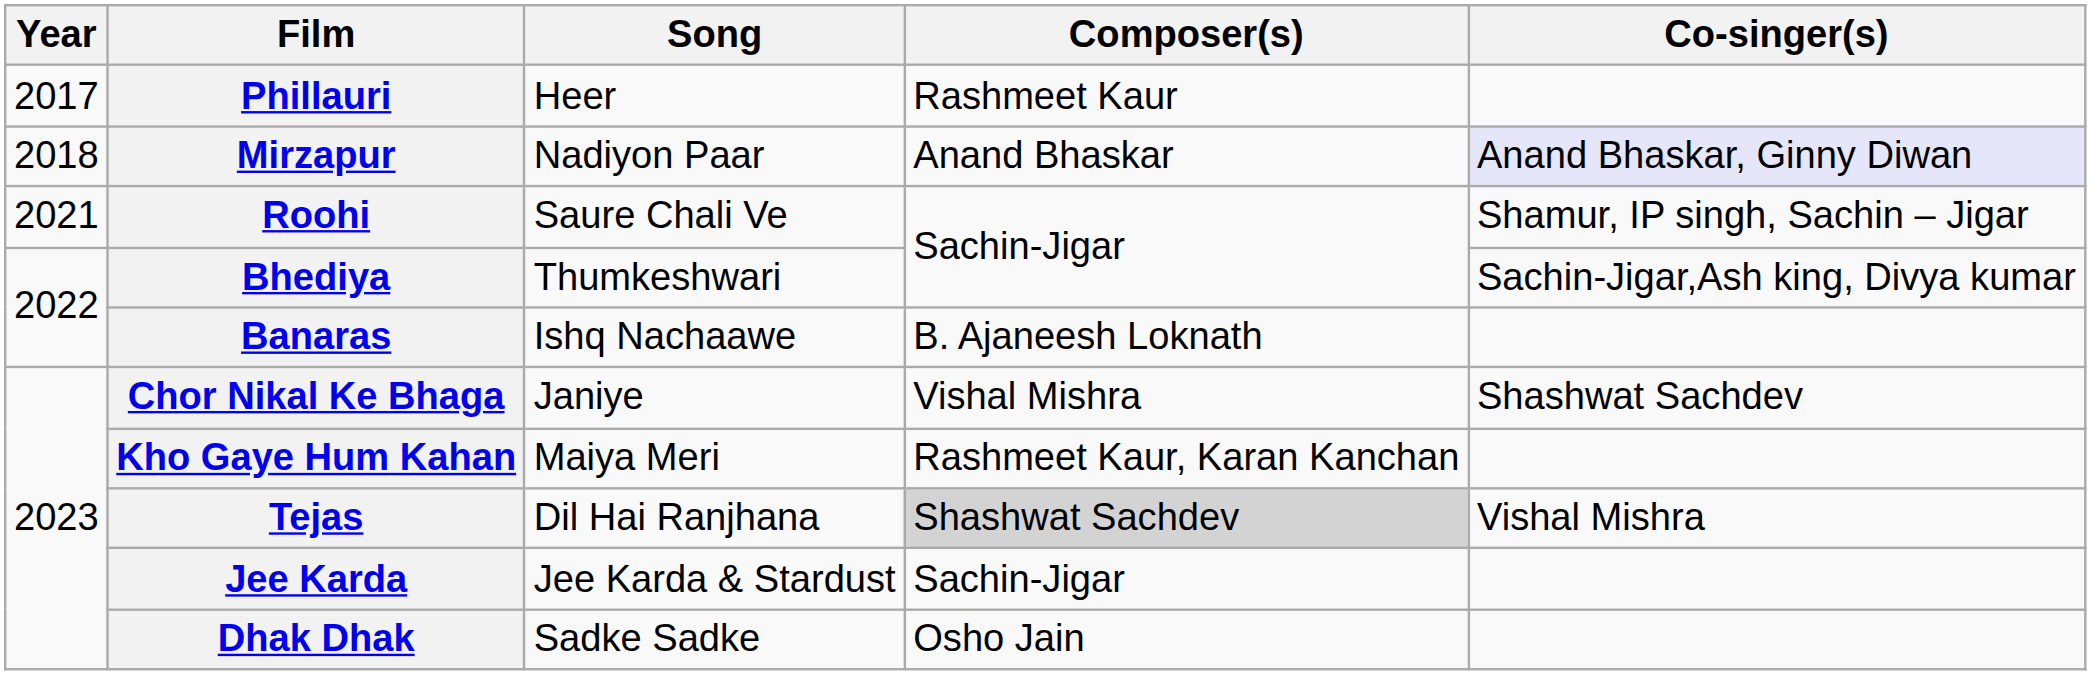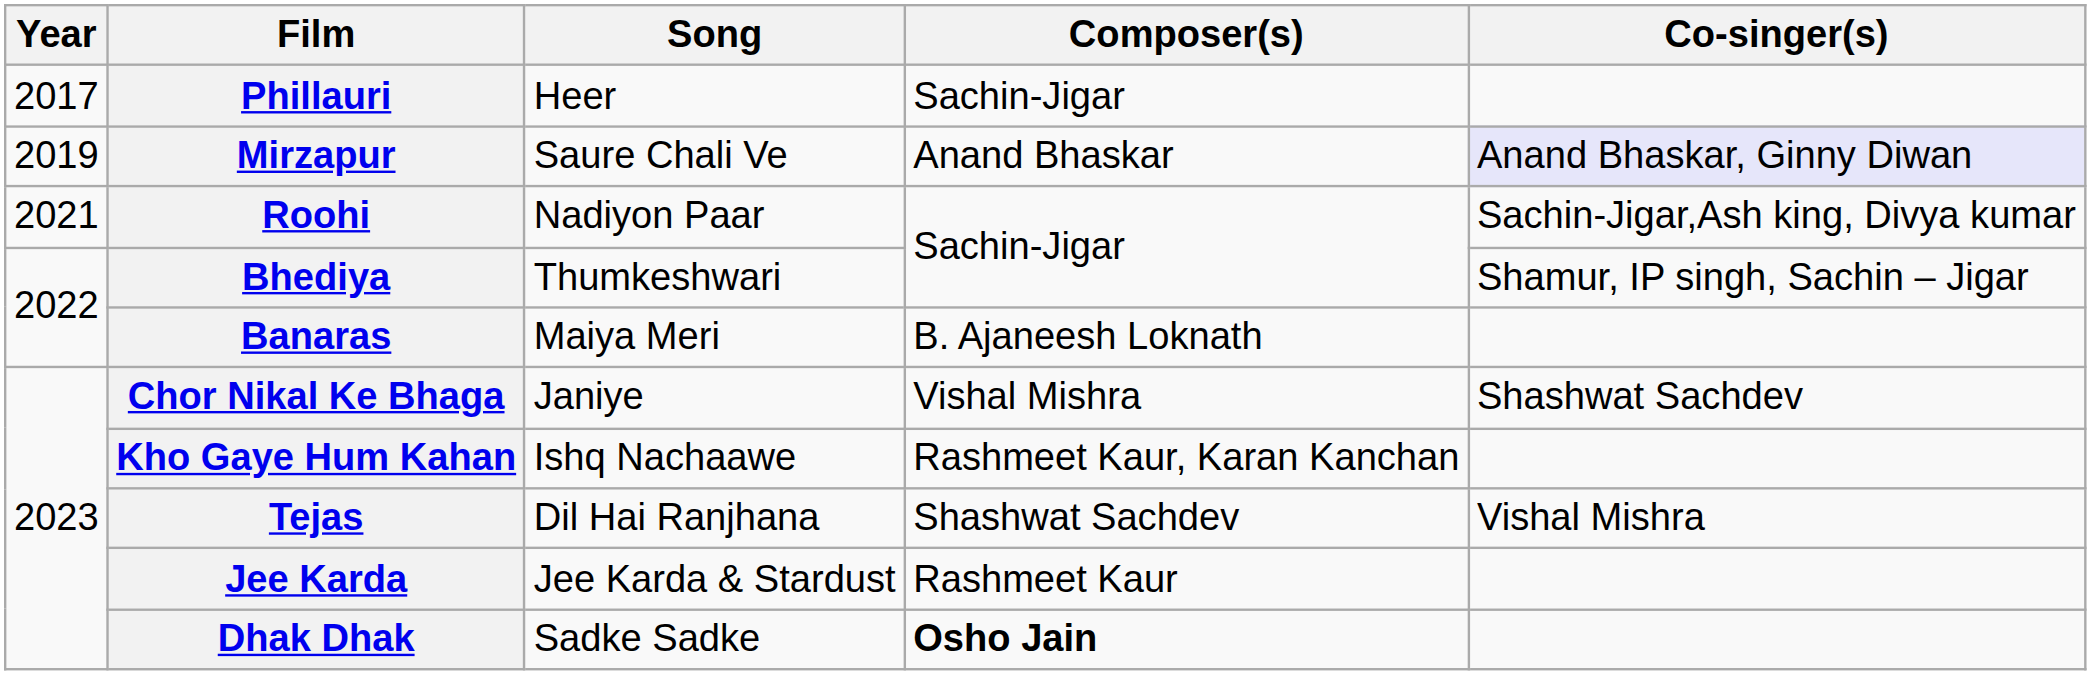(1046, 95) Rashmeet Kaur -> (1019, 95) Sachin-Jigar
(56, 155) 2018 -> (56, 155) 2019
(649, 155) Nadiyon Paar -> (661, 155) Saure Chali Ve
(661, 215) Saure Chali Ve -> (649, 215) Nadiyon Paar
(1753, 215) Shamur, IP singh, Sachin – Jigar -> (1776, 215) Sachin-Jigar,Ash king, Divya kumar
(1776, 276) Sachin-Jigar,Ash king, Divya kumar -> (1753, 276) Shamur, IP singh, Sachin – Jigar
(665, 336) Ishq Nachaawe -> (627, 336) Maiya Meri
(627, 457) Maiya Meri -> (665, 457) Ishq Nachaawe
(1076, 517) lightgrey background -> (1076, 517) no background
(1019, 578) Sachin-Jigar -> (1046, 578) Rashmeet Kaur
(999, 638) normal -> (1005, 638) bold
